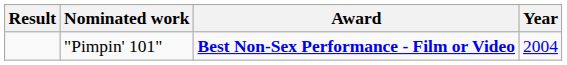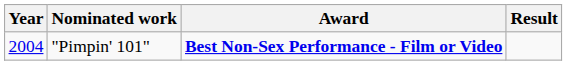columns swapped: (540, 18) <-> (32, 18)
